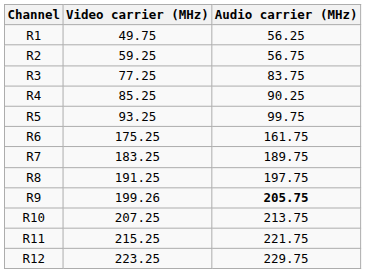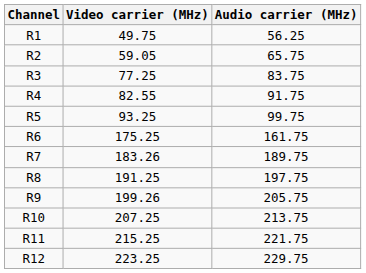(137, 55) 59.25 -> (137, 55) 59.05
(286, 55) 56.75 -> (286, 55) 65.75
(137, 96) 85.25 -> (137, 96) 82.55
(286, 96) 90.25 -> (286, 96) 91.75
(137, 157) 183.25 -> (137, 157) 183.26
(286, 198) bold -> (286, 198) normal
